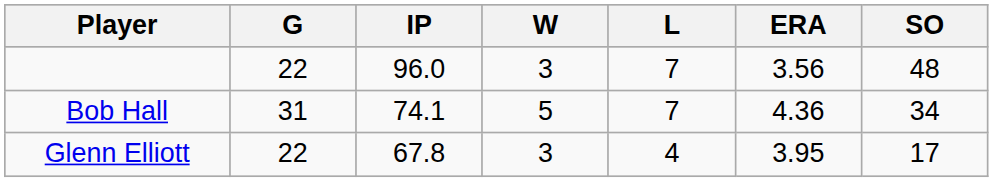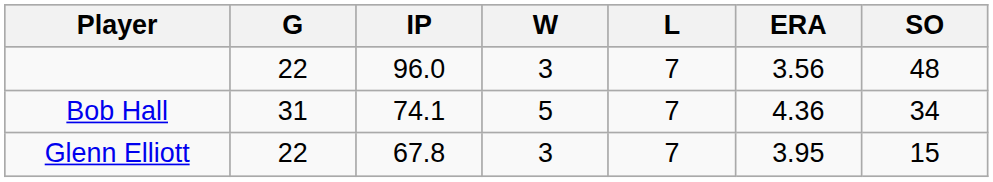(672, 153) 4 -> (672, 153) 7
(925, 153) 17 -> (925, 153) 15
